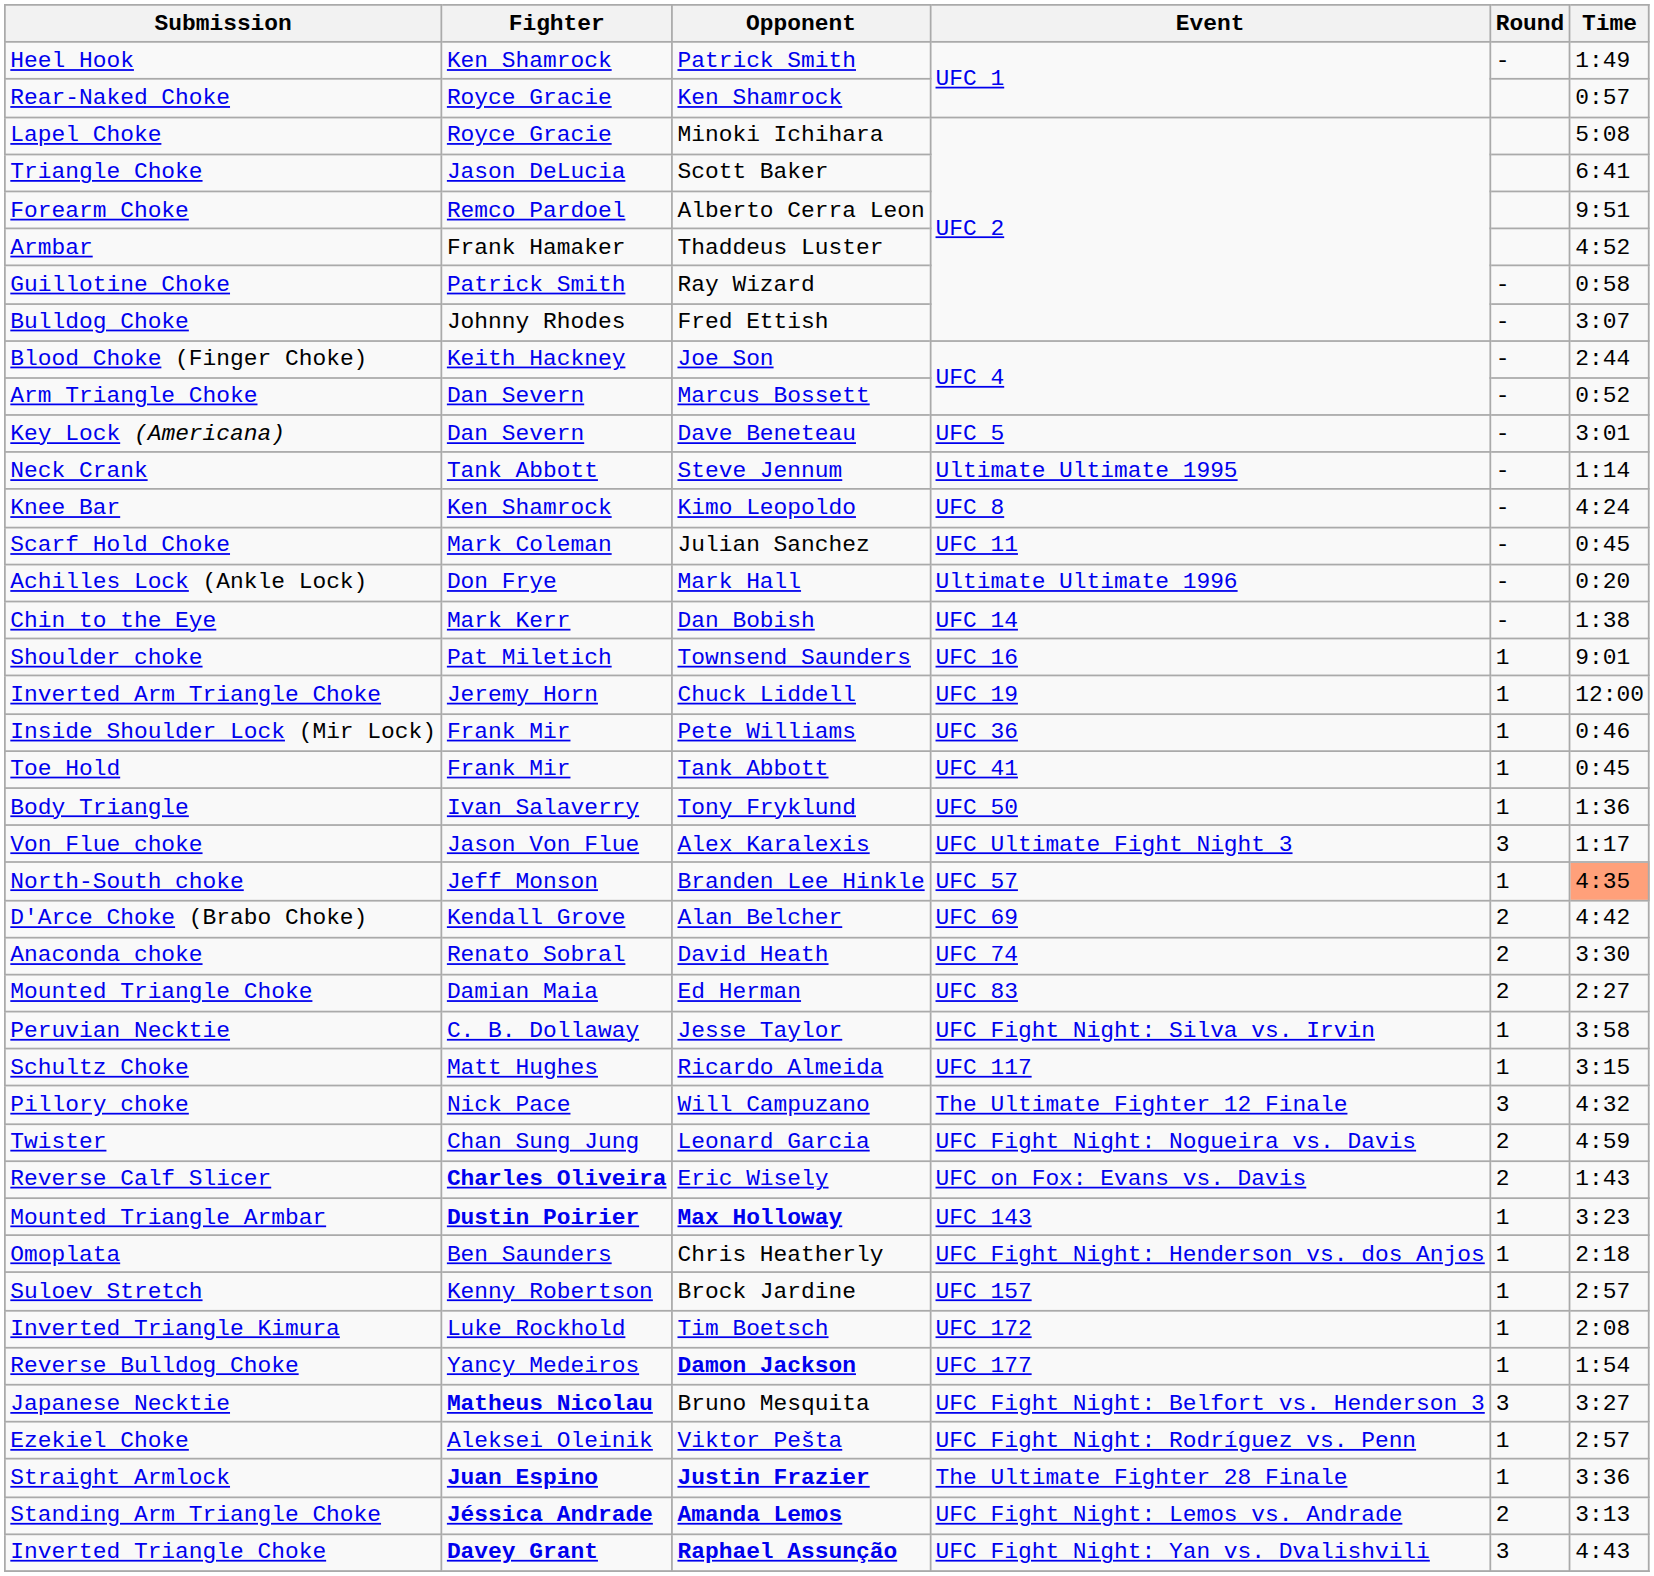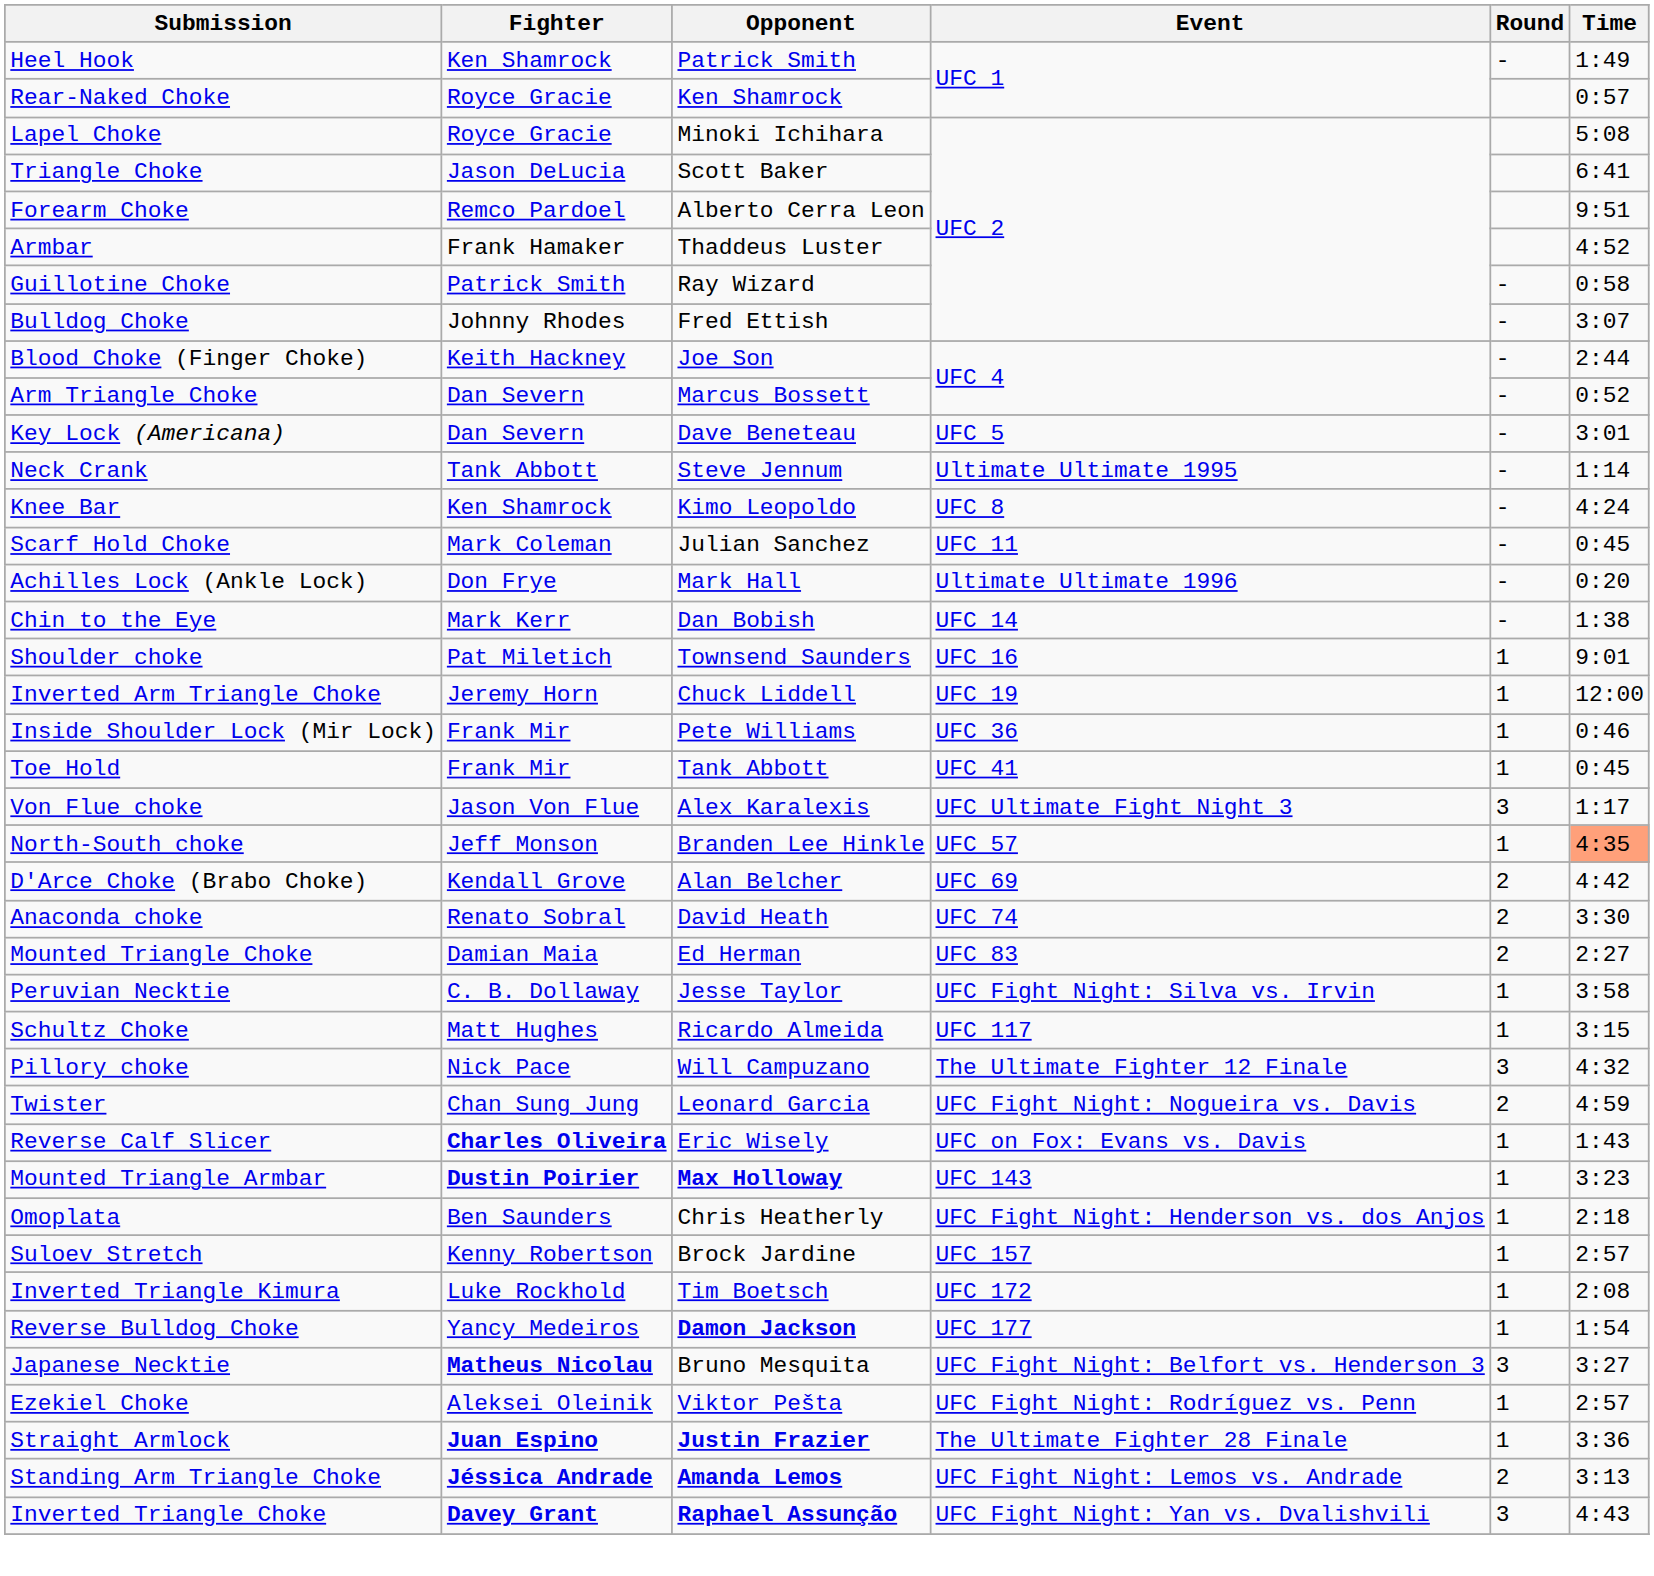- row: (100, 807)
(1503, 1180) 2 -> (1503, 1142) 1
